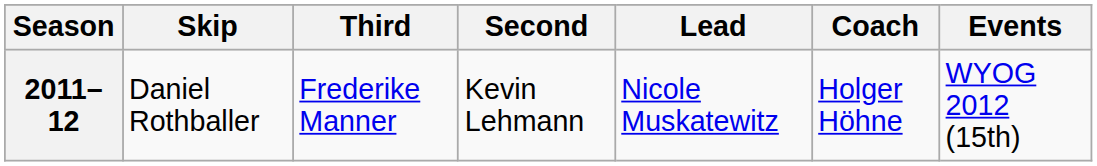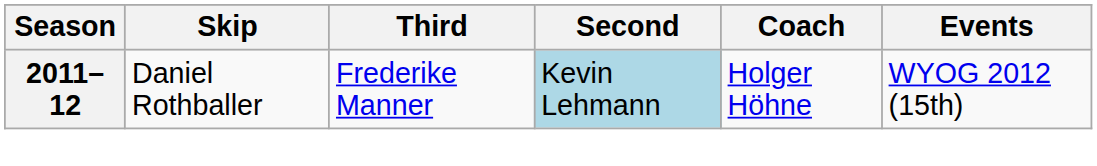- column: (713, 27)
(525, 104) no background -> (601, 88) lightblue background
